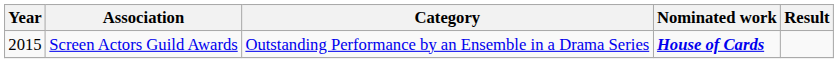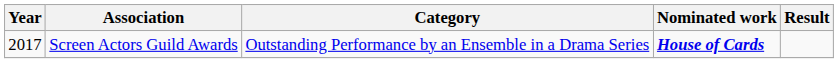(25, 44) 2015 -> (25, 44) 2017
